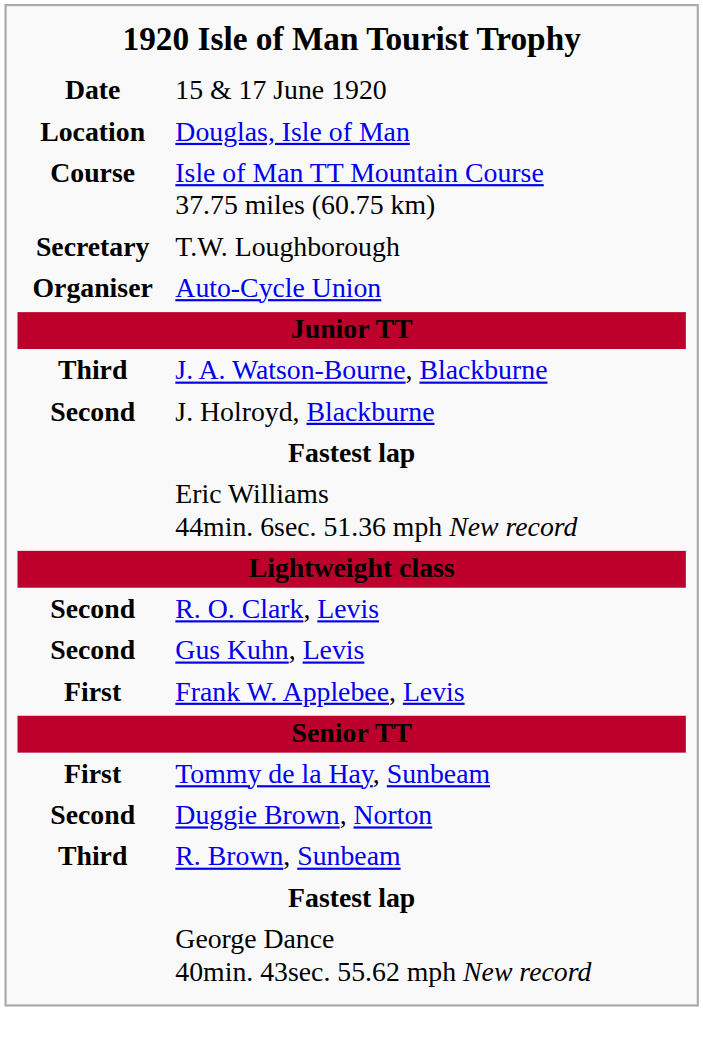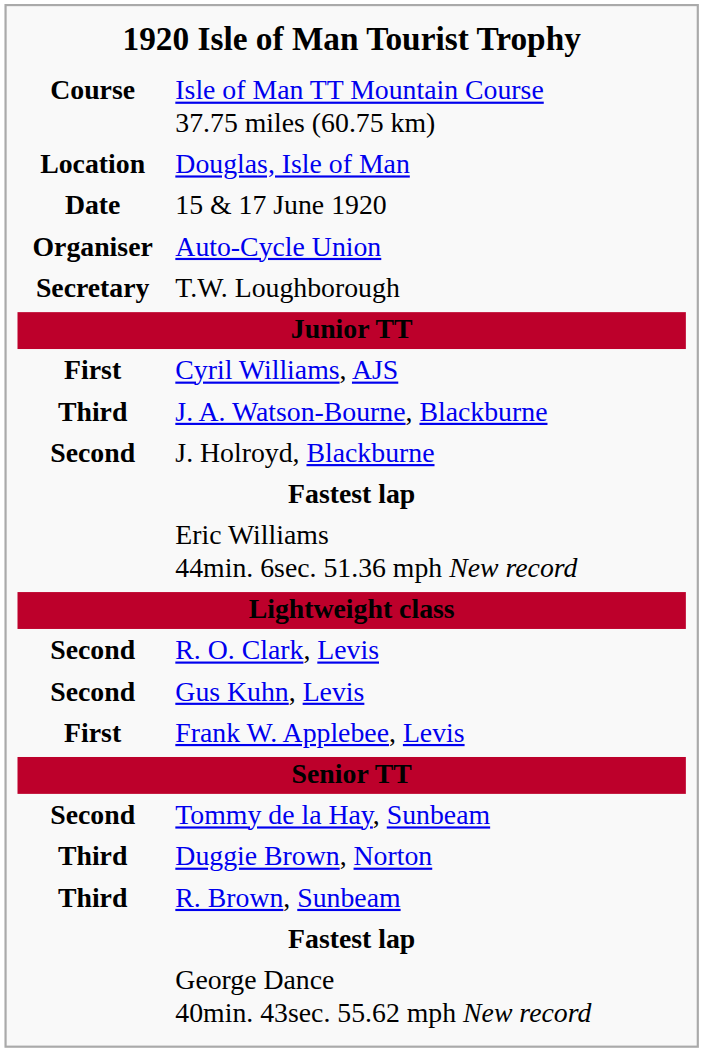rows swapped: (281, 90) <-> (360, 189)
rows swapped: (278, 287) <-> (288, 246)
+ row: (287, 370)
(93, 773) First -> (93, 815) Second
(93, 815) Second -> (93, 856) Third
